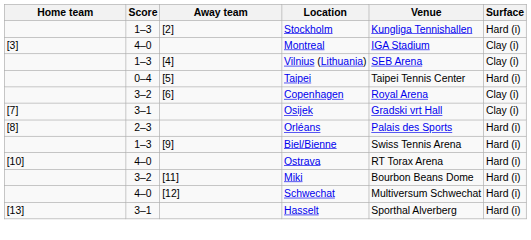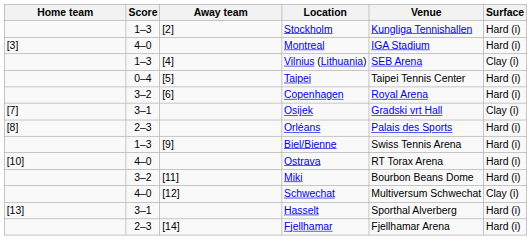(502, 45) Clay (i) -> (503, 45) Hard (i)
(502, 95) Clay (i) -> (503, 95) Hard (i)
(503, 194) Hard (i) -> (502, 194) Clay (i)
+ row: (308, 227)
